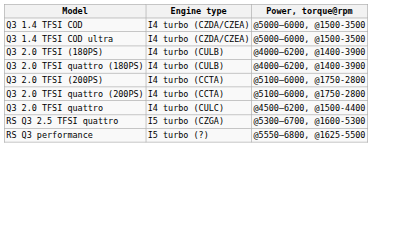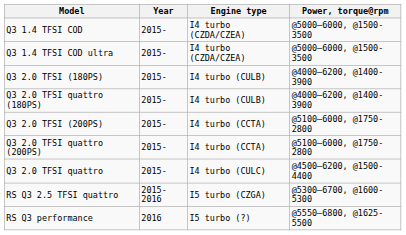+ column: (163, 11)
